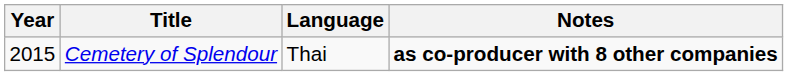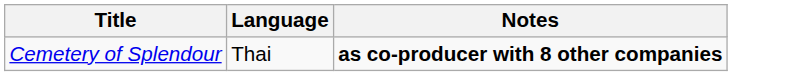- column: (32, 20)
